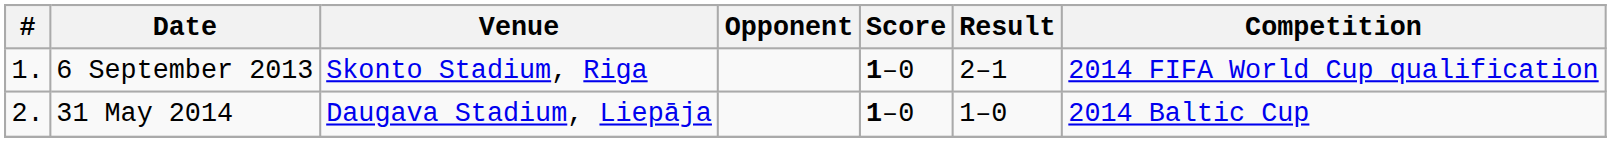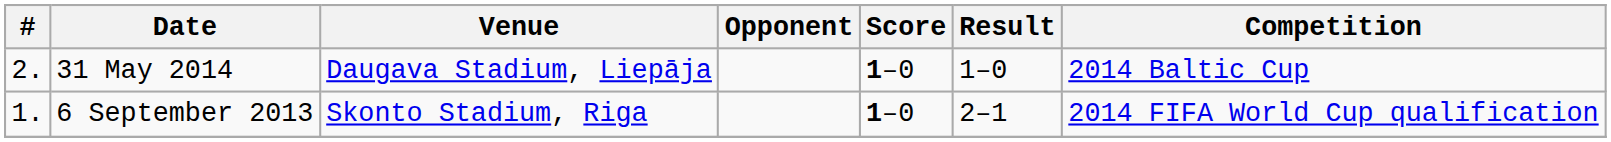rows swapped: (185, 70) <-> (145, 114)
